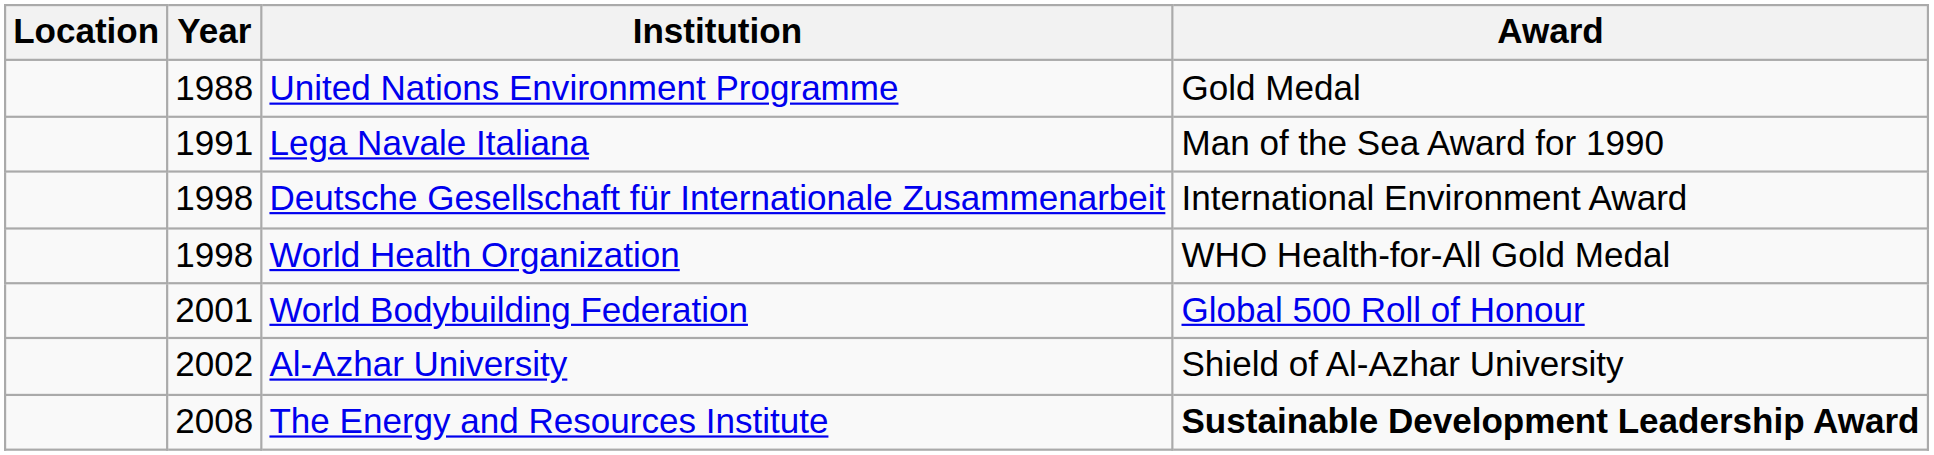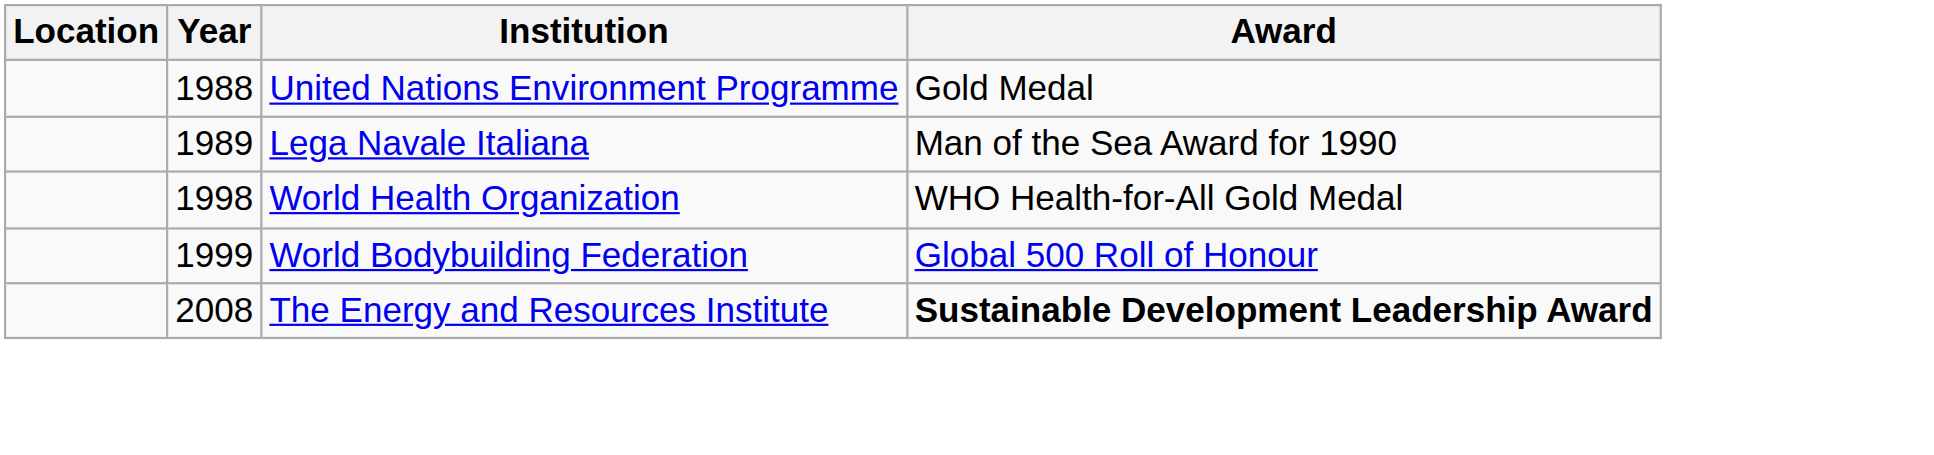(214, 143) 1991 -> (214, 143) 1989
- row: (717, 198)
(214, 310) 2001 -> (214, 254) 1999
- row: (418, 365)
